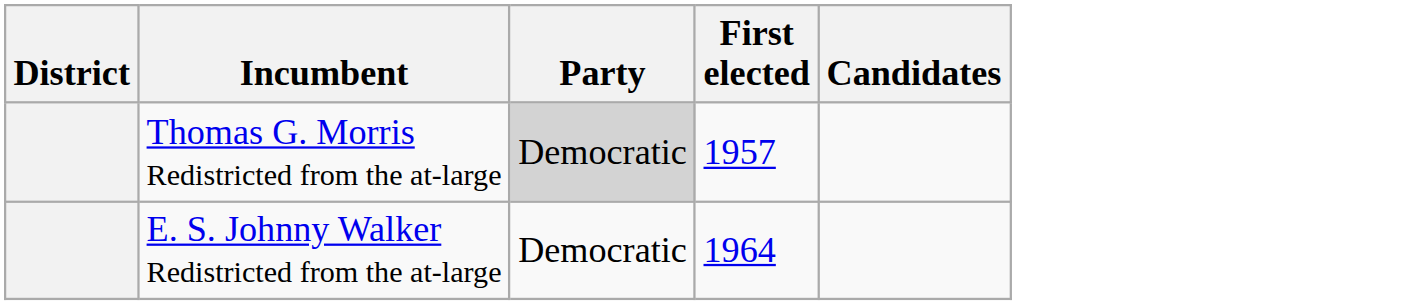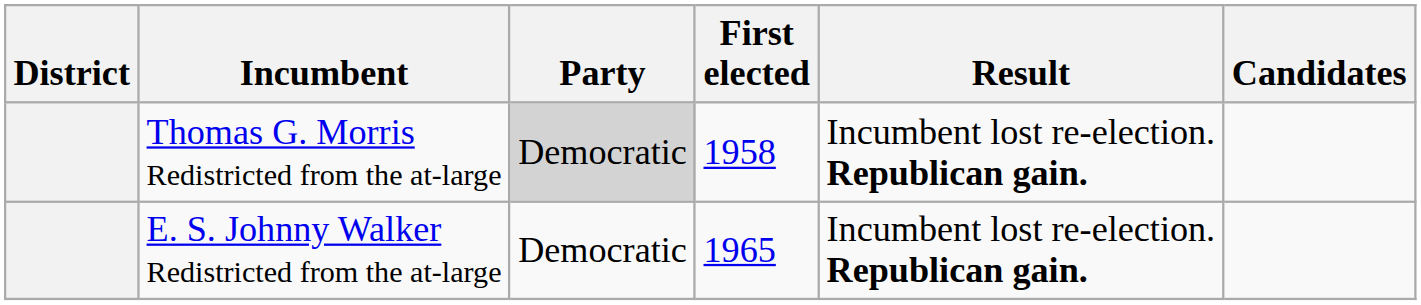+ column: (1021, 73)
(740, 151) 1957 -> (740, 151) 1958
(740, 249) 1964 -> (740, 249) 1965
